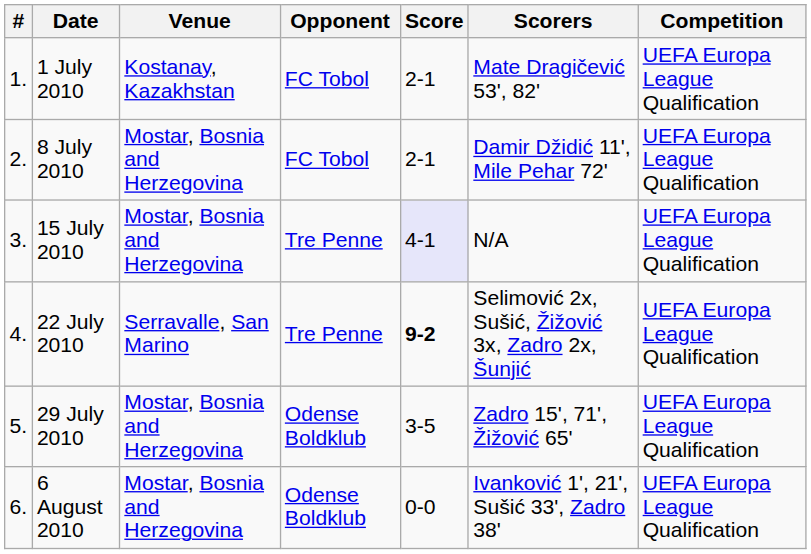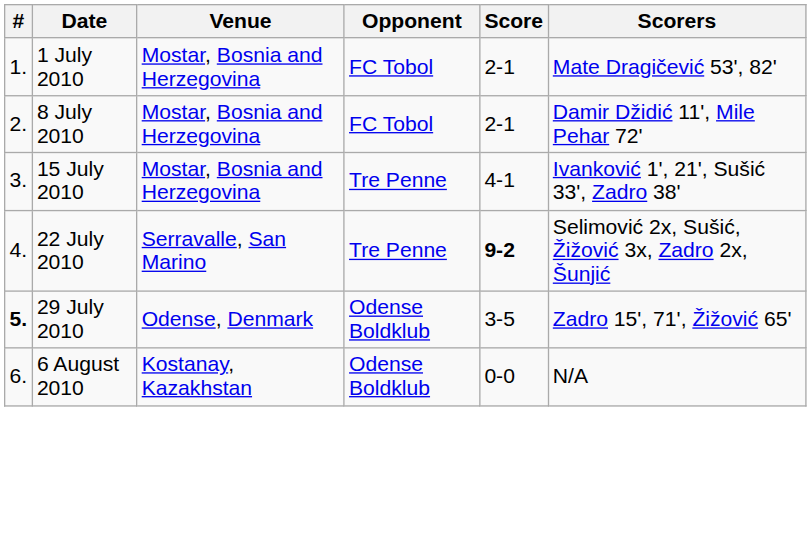- column: (722, 21)
(180, 78) Kostanay, Kazakhstan -> (232, 66) Mostar, Bosnia and Herzegovina
(420, 240) lavender background -> (500, 181) no background
(491, 240) N/A -> (659, 181) Ivanković 1', 21', Sušić 33', Zadro 38'
(18, 426) normal -> (18, 319) bold
(194, 426) Mostar, Bosnia and Herzegovina -> (227, 319) Odense, Denmark
(194, 507) Mostar, Bosnia and Herzegovina -> (197, 376) Kostanay, Kazakhstan
(551, 507) Ivanković 1', 21', Sušić 33', Zadro 38' -> (570, 376) N/A
